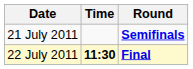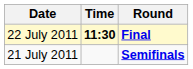rows swapped: (43, 34) <-> (43, 54)
